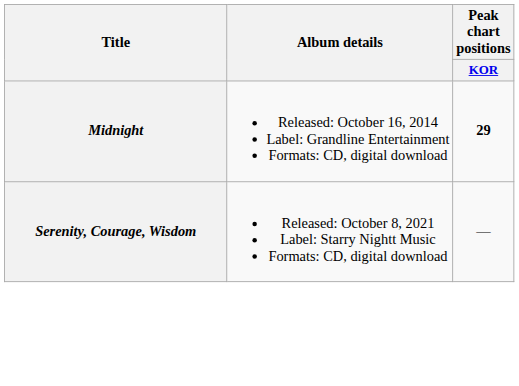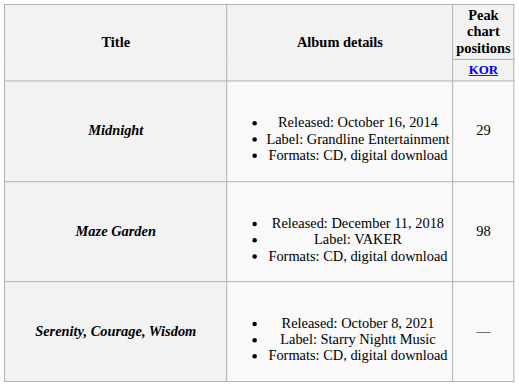(483, 131) bold -> (483, 131) normal
+ row: (116, 231)
